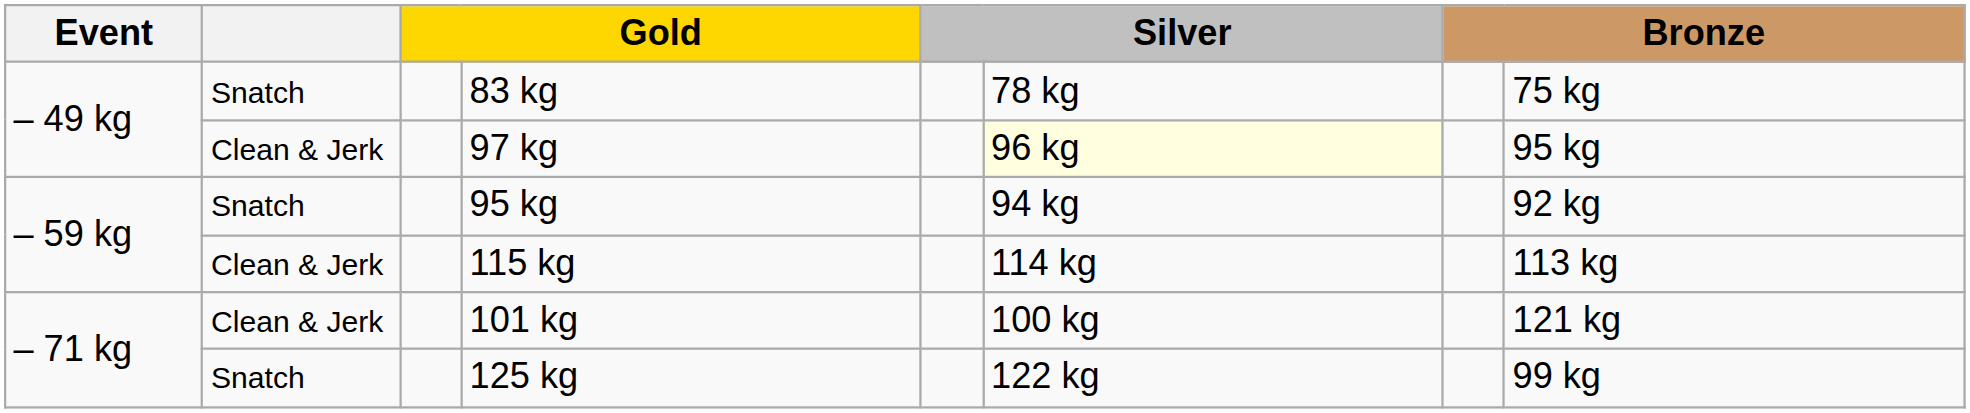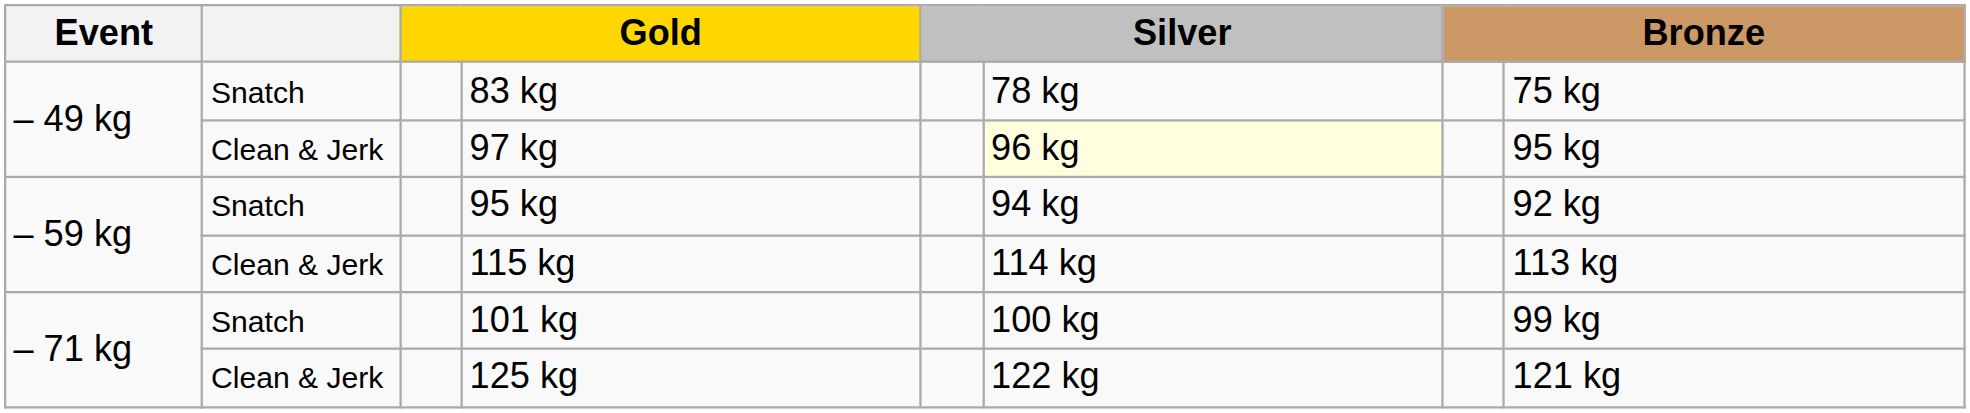(297, 322) Clean & Jerk -> (258, 322) Snatch
(1567, 319) 121 kg -> (1557, 319) 99 kg
(258, 379) Snatch -> (297, 379) Clean & Jerk
(1557, 377) 99 kg -> (1567, 377) 121 kg
